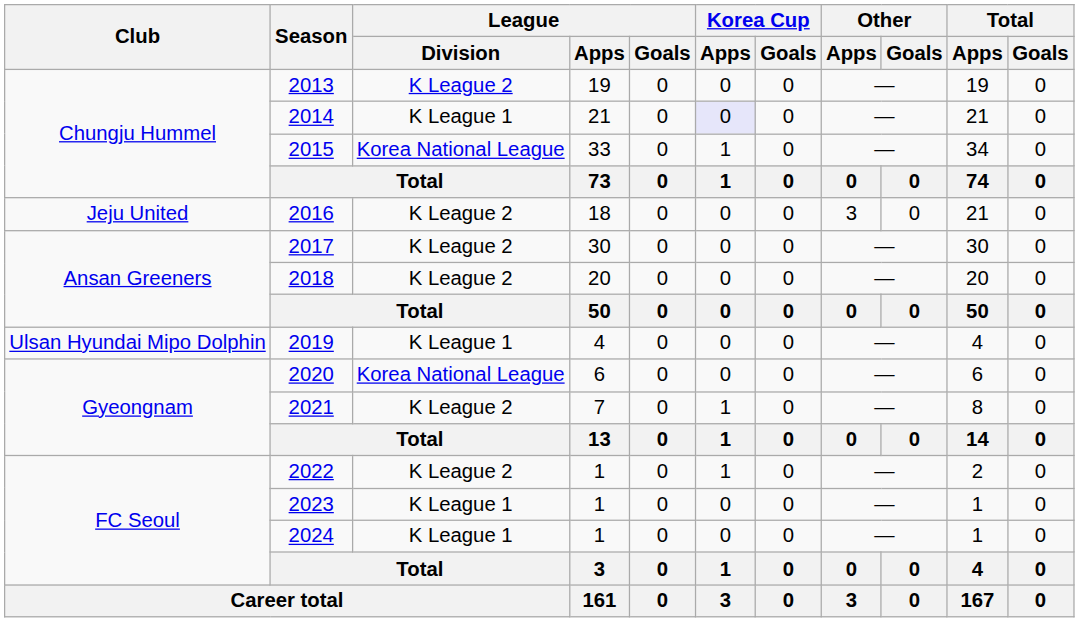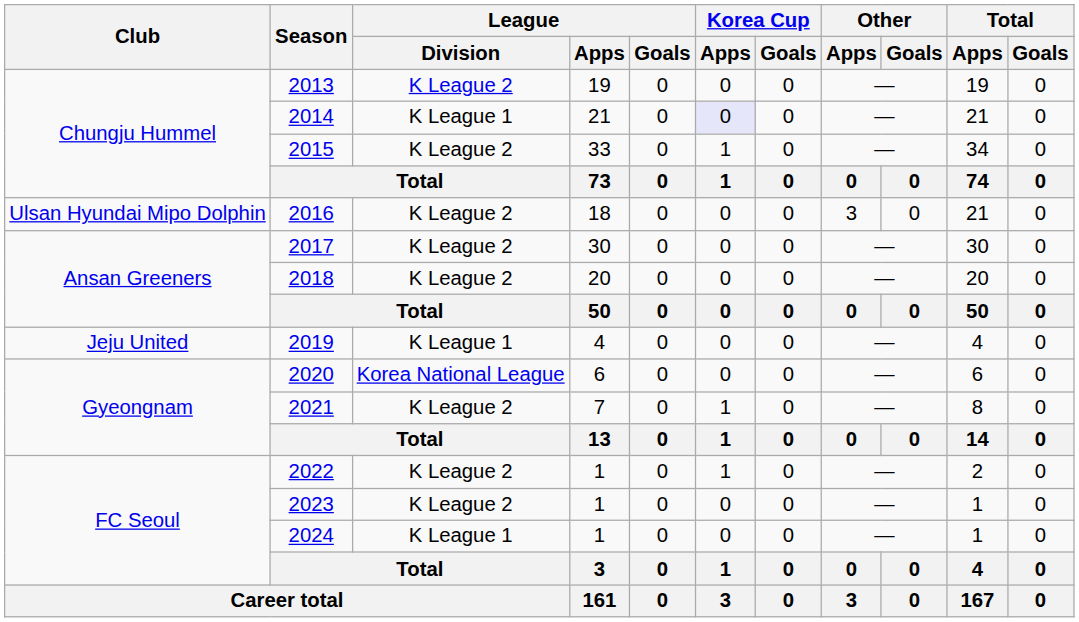(461, 149) Korea National League -> (461, 149) K League 2
(138, 213) Jeju United -> (138, 213) Ulsan Hyundai Mipo Dolphin
(138, 342) Ulsan Hyundai Mipo Dolphin -> (138, 342) Jeju United
(461, 504) K League 1 -> (461, 504) K League 2
